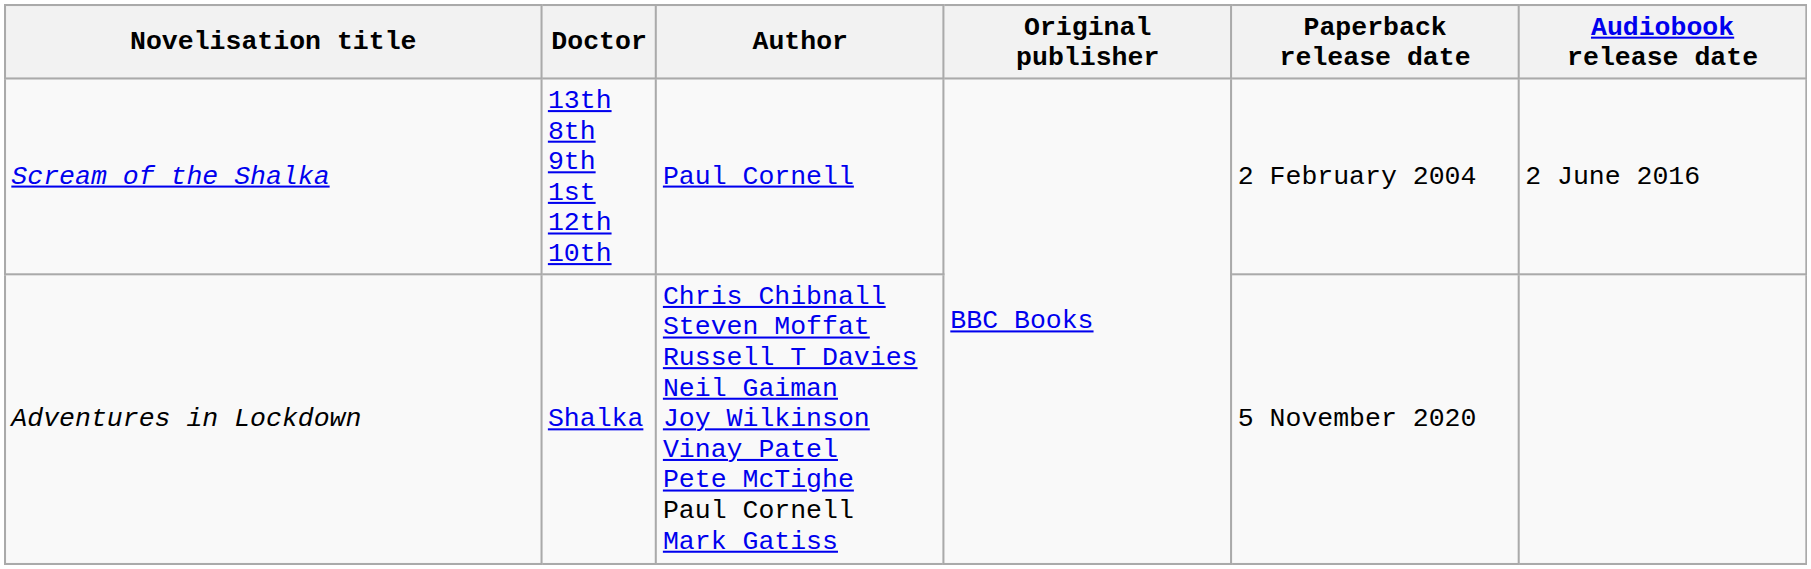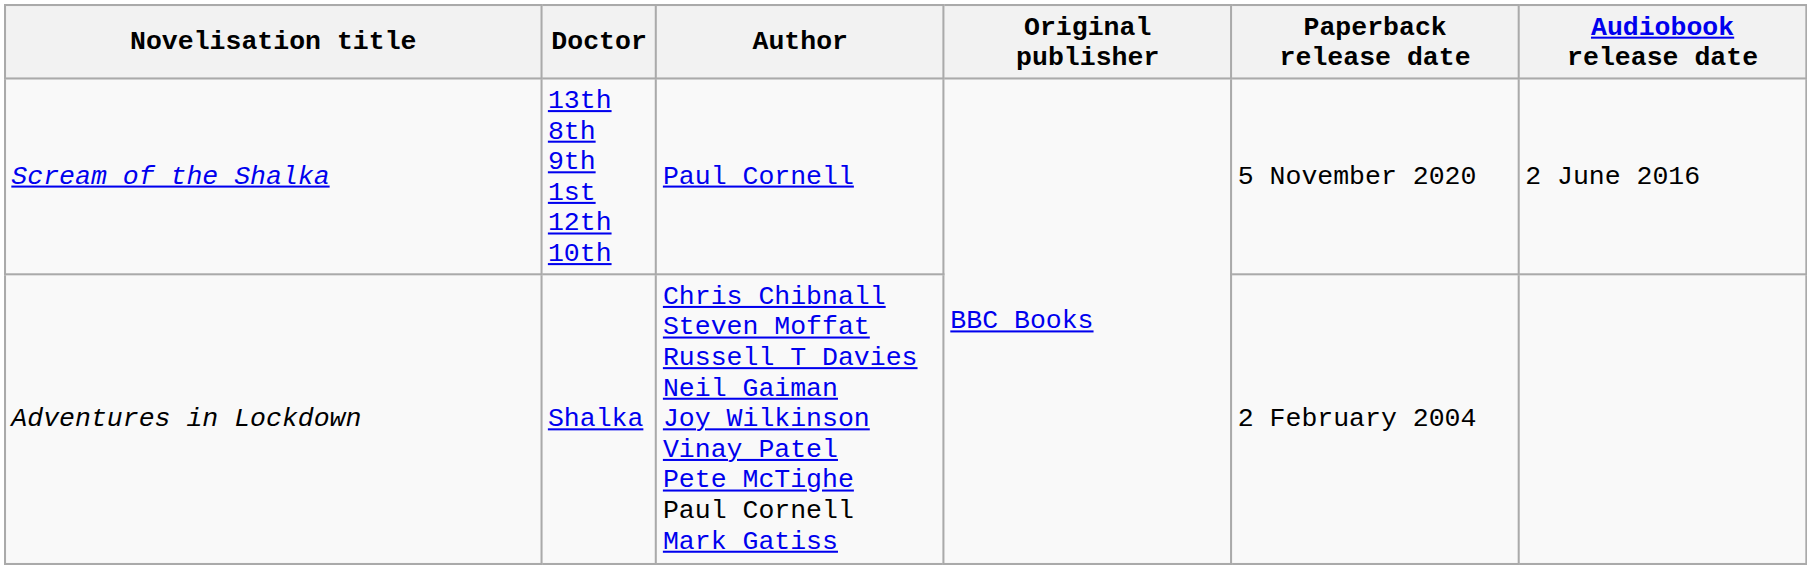(1357, 177) 2 February 2004 -> (1357, 177) 5 November 2020
(1357, 419) 5 November 2020 -> (1357, 419) 2 February 2004
